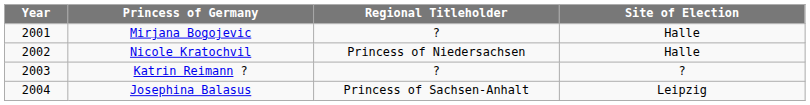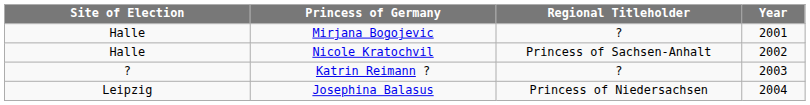columns swapped: (36, 14) <-> (682, 14)
(436, 53) Princess of Niedersachsen -> (619, 53) Princess of Sachsen-Anhalt
(436, 91) Princess of Sachsen-Anhalt -> (619, 91) Princess of Niedersachsen
